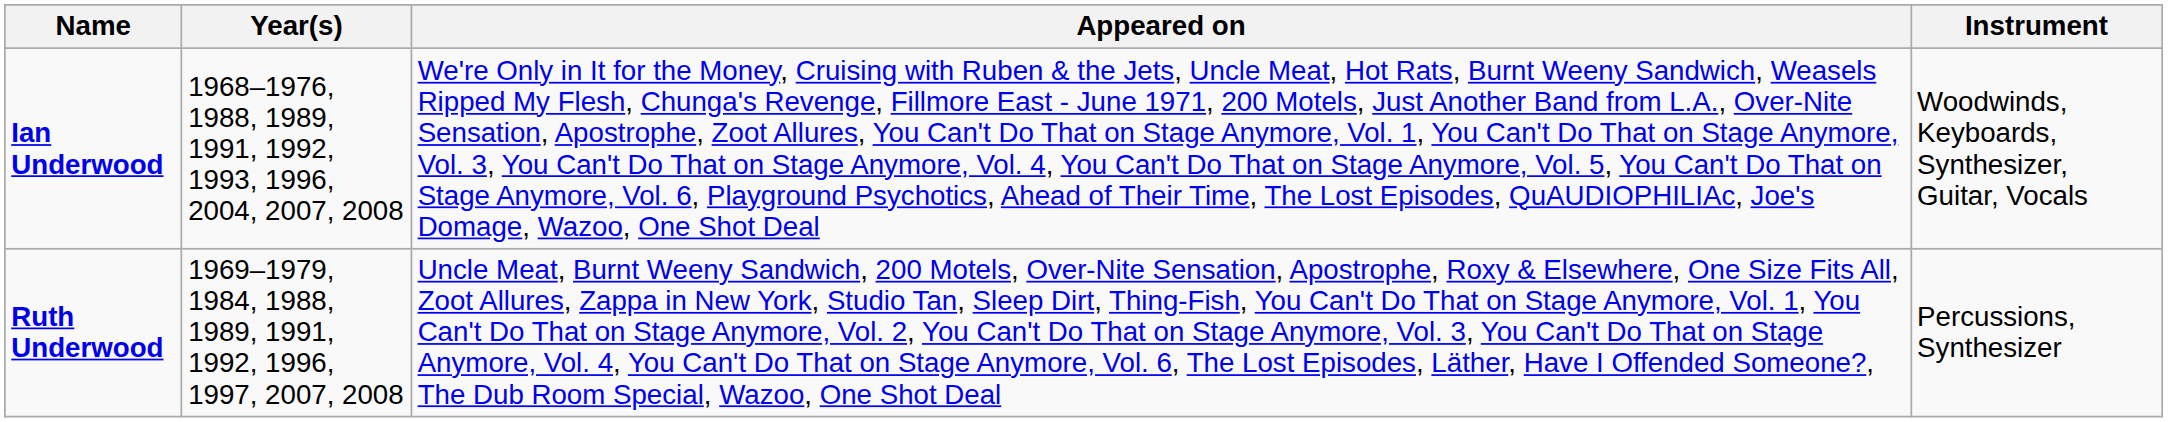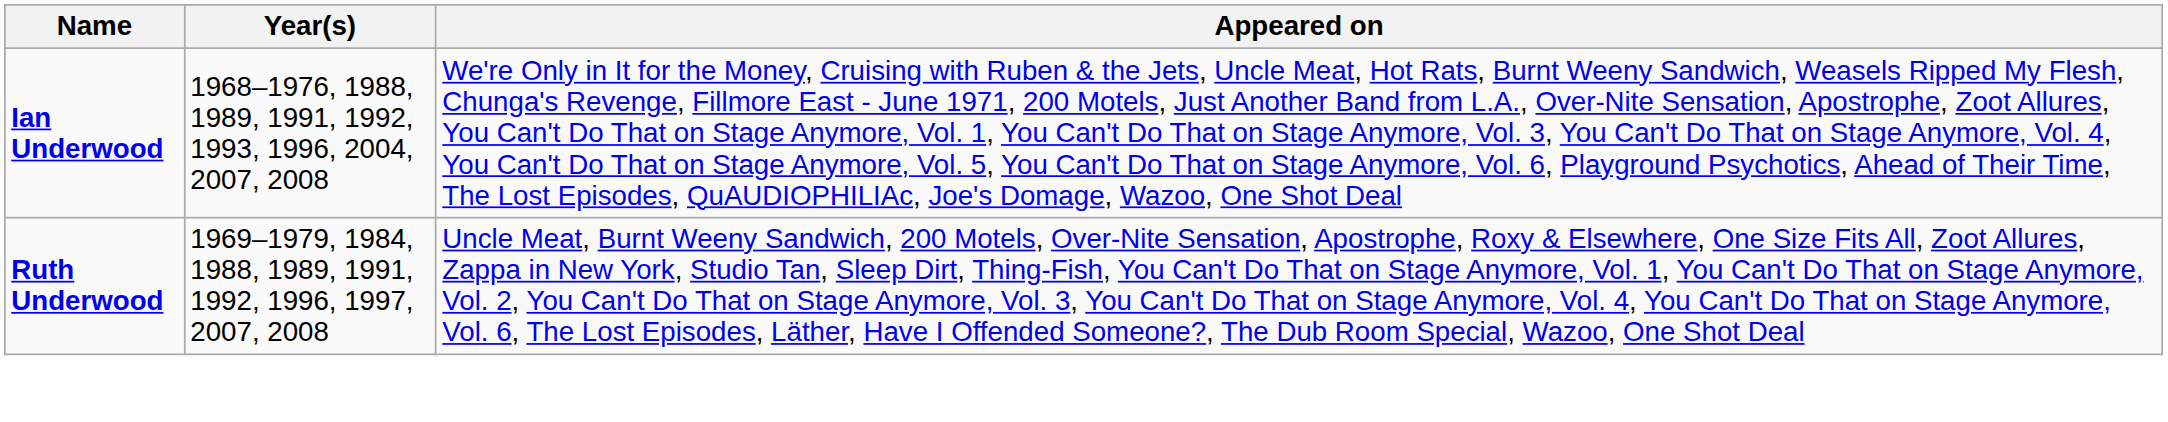- column: (2036, 26)
